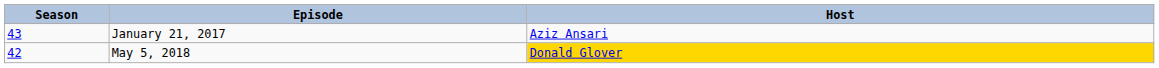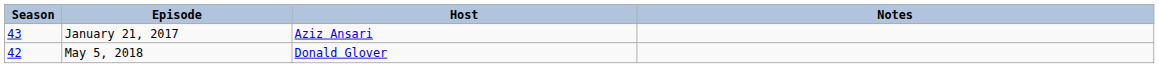+ column: (895, 14)
(576, 53) gold background -> (341, 53) no background
